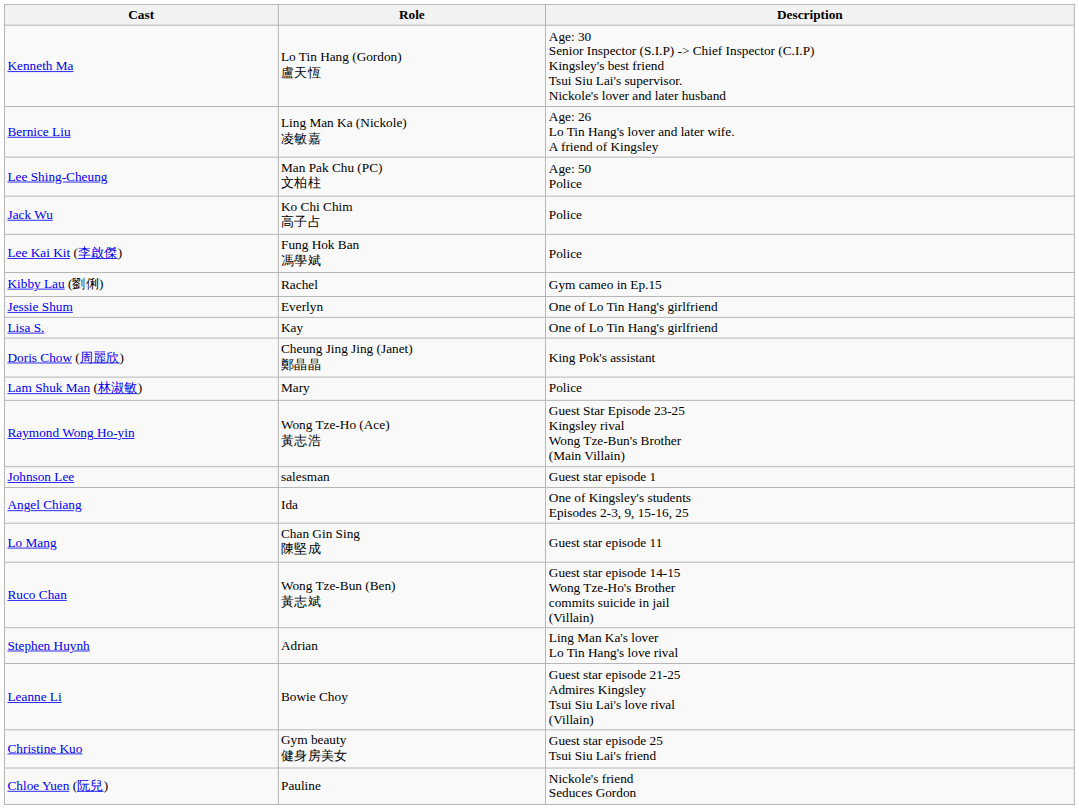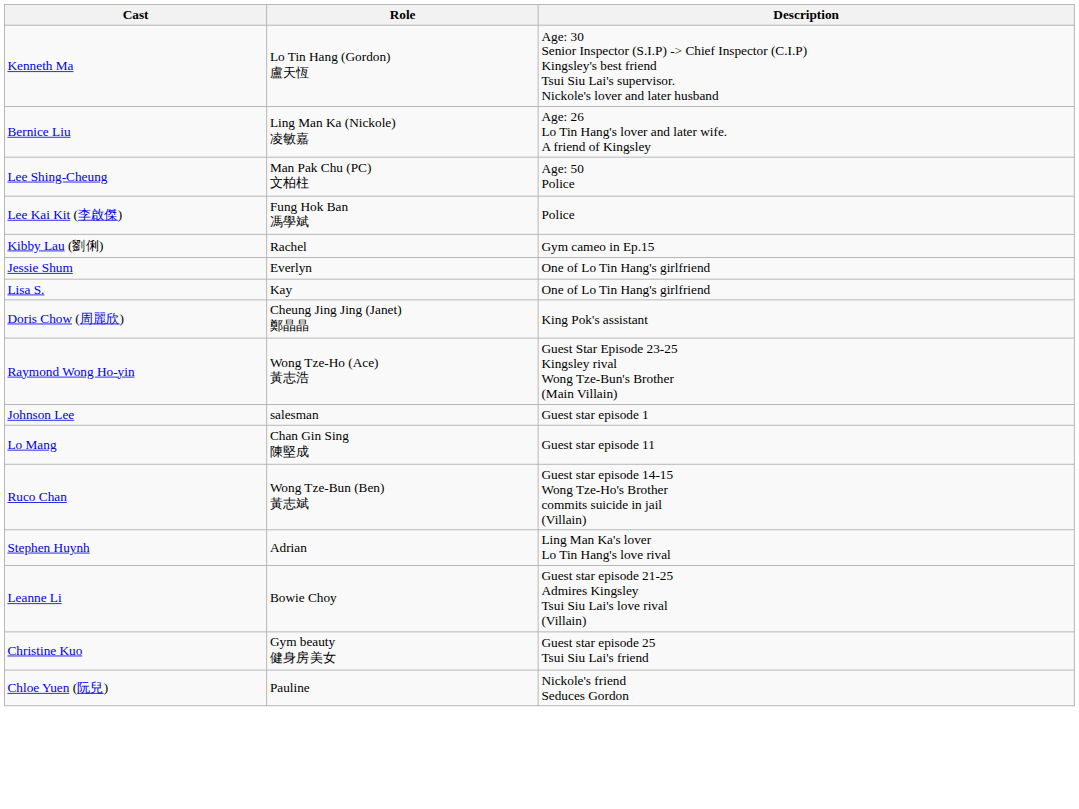- row: (30, 215)
- row: (75, 388)
- row: (45, 505)
